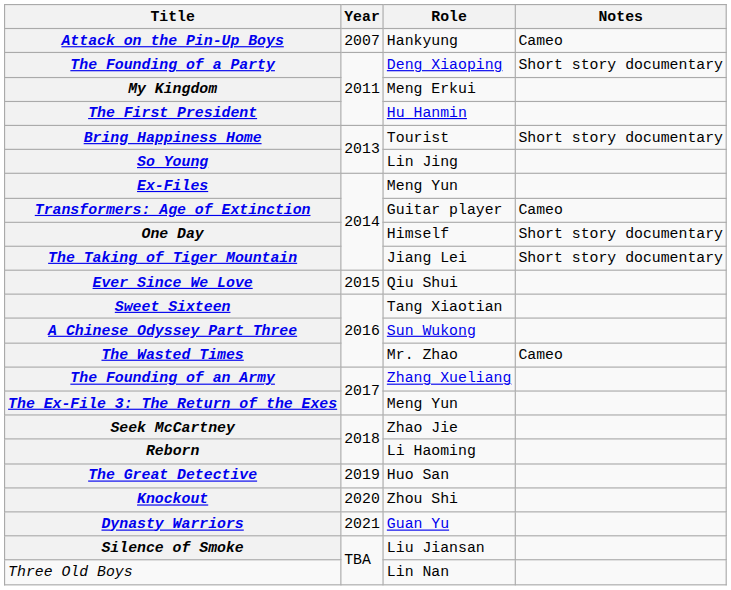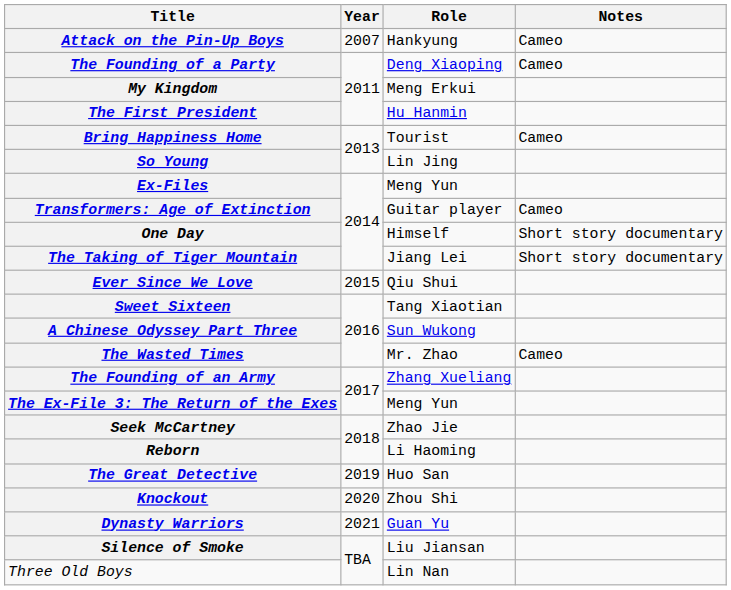(621, 65) Short story documentary -> (541, 65) Cameo
(621, 137) Short story documentary -> (541, 137) Cameo
